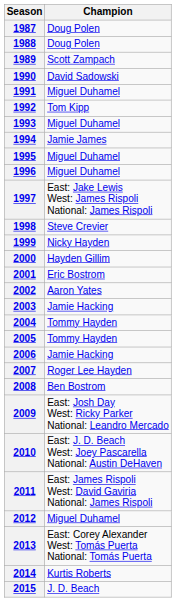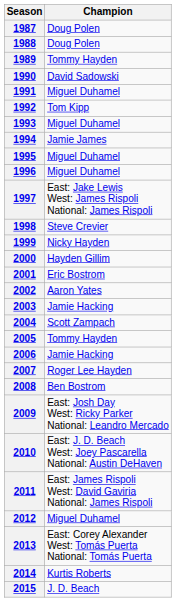(81, 60) Scott Zampach -> (82, 60) Tommy Hayden
(82, 322) Tommy Hayden -> (81, 322) Scott Zampach
